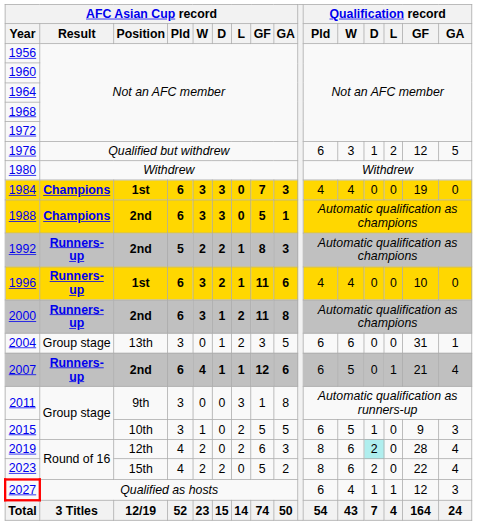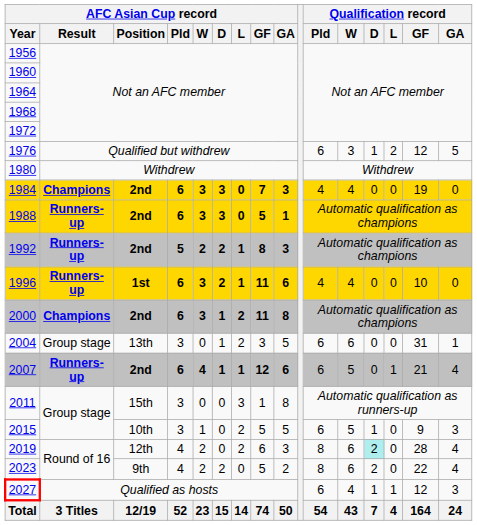(141, 190) 1st -> (141, 190) 2nd
(77, 216) Champions -> (77, 216) Runners-up
(77, 316) Runners-up -> (77, 316) Champions
(141, 403) 9th -> (141, 403) 15th
(141, 469) 15th -> (141, 469) 9th
